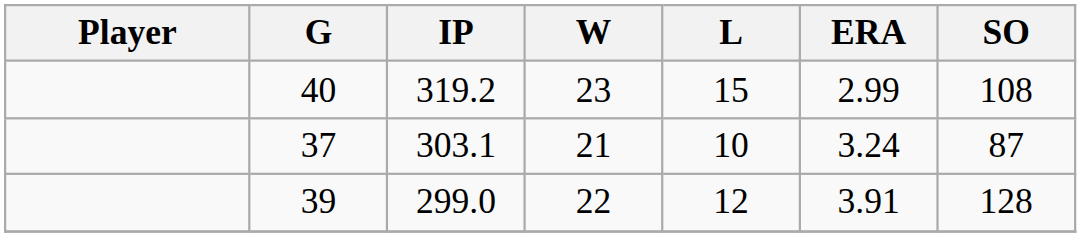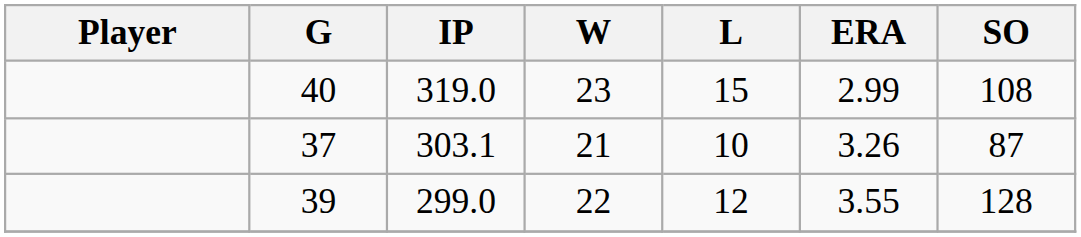(456, 88) 319.2 -> (456, 88) 319.0
(869, 145) 3.24 -> (869, 145) 3.26
(869, 201) 3.91 -> (869, 201) 3.55
